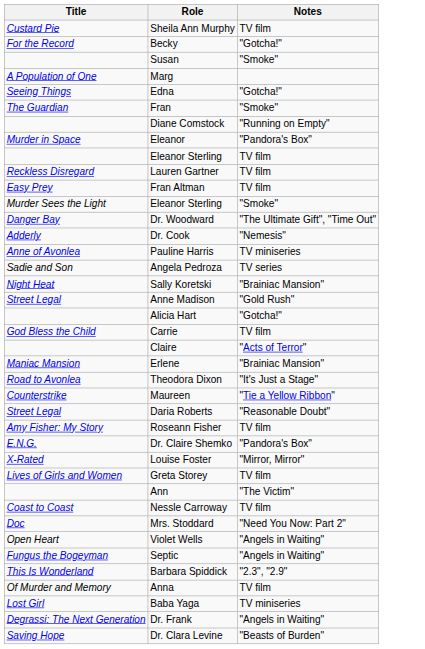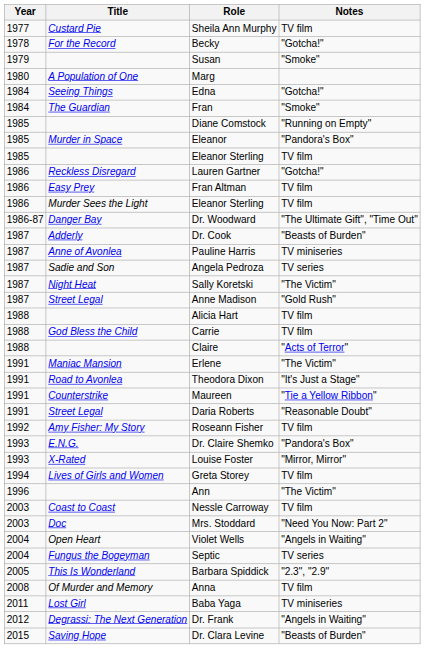+ column: (25, 12)
(255, 172) TV film -> (302, 172) "Gotcha!"
(259, 204) "Smoke" -> (297, 204) TV film
(263, 236) "Nemesis" -> (323, 236) "Beasts of Burden"
(282, 284) "Brainiac Mansion" -> (308, 284) "The Victim"
(261, 316) "Gotcha!" -> (297, 316) TV film
(282, 364) "Brainiac Mansion" -> (308, 364) "The Victim"
(282, 556) "Angels in Waiting" -> (302, 556) TV series
